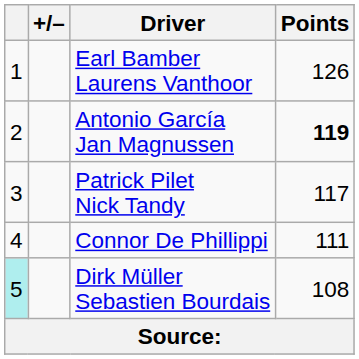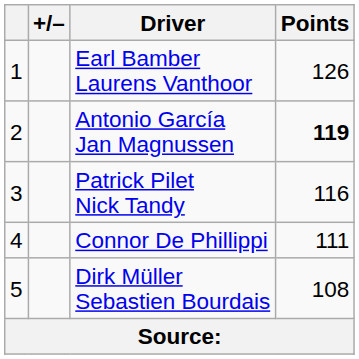(331, 192) 117 -> (331, 192) 116
(16, 289) paleturquoise background -> (16, 289) no background
